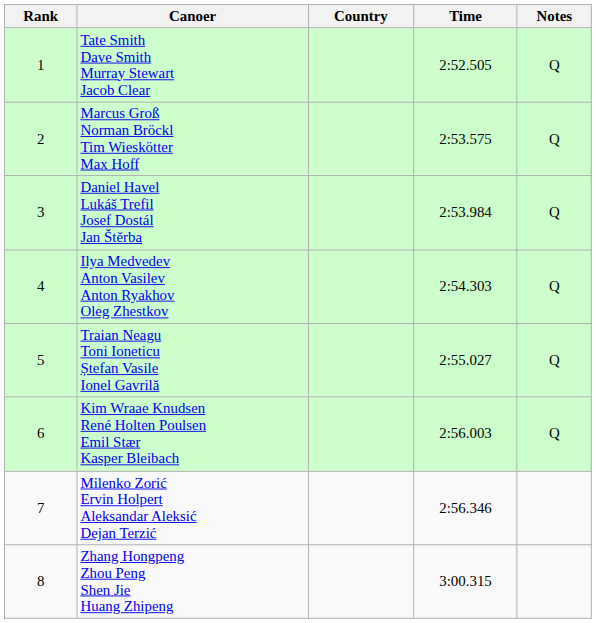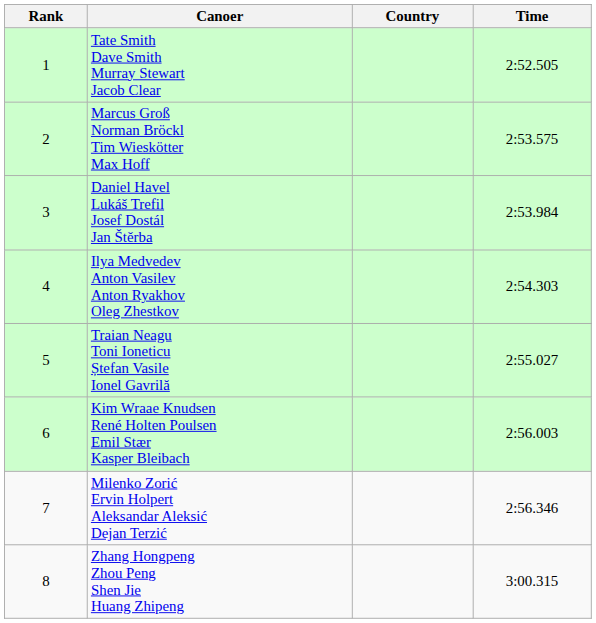- column: (554, 16)
